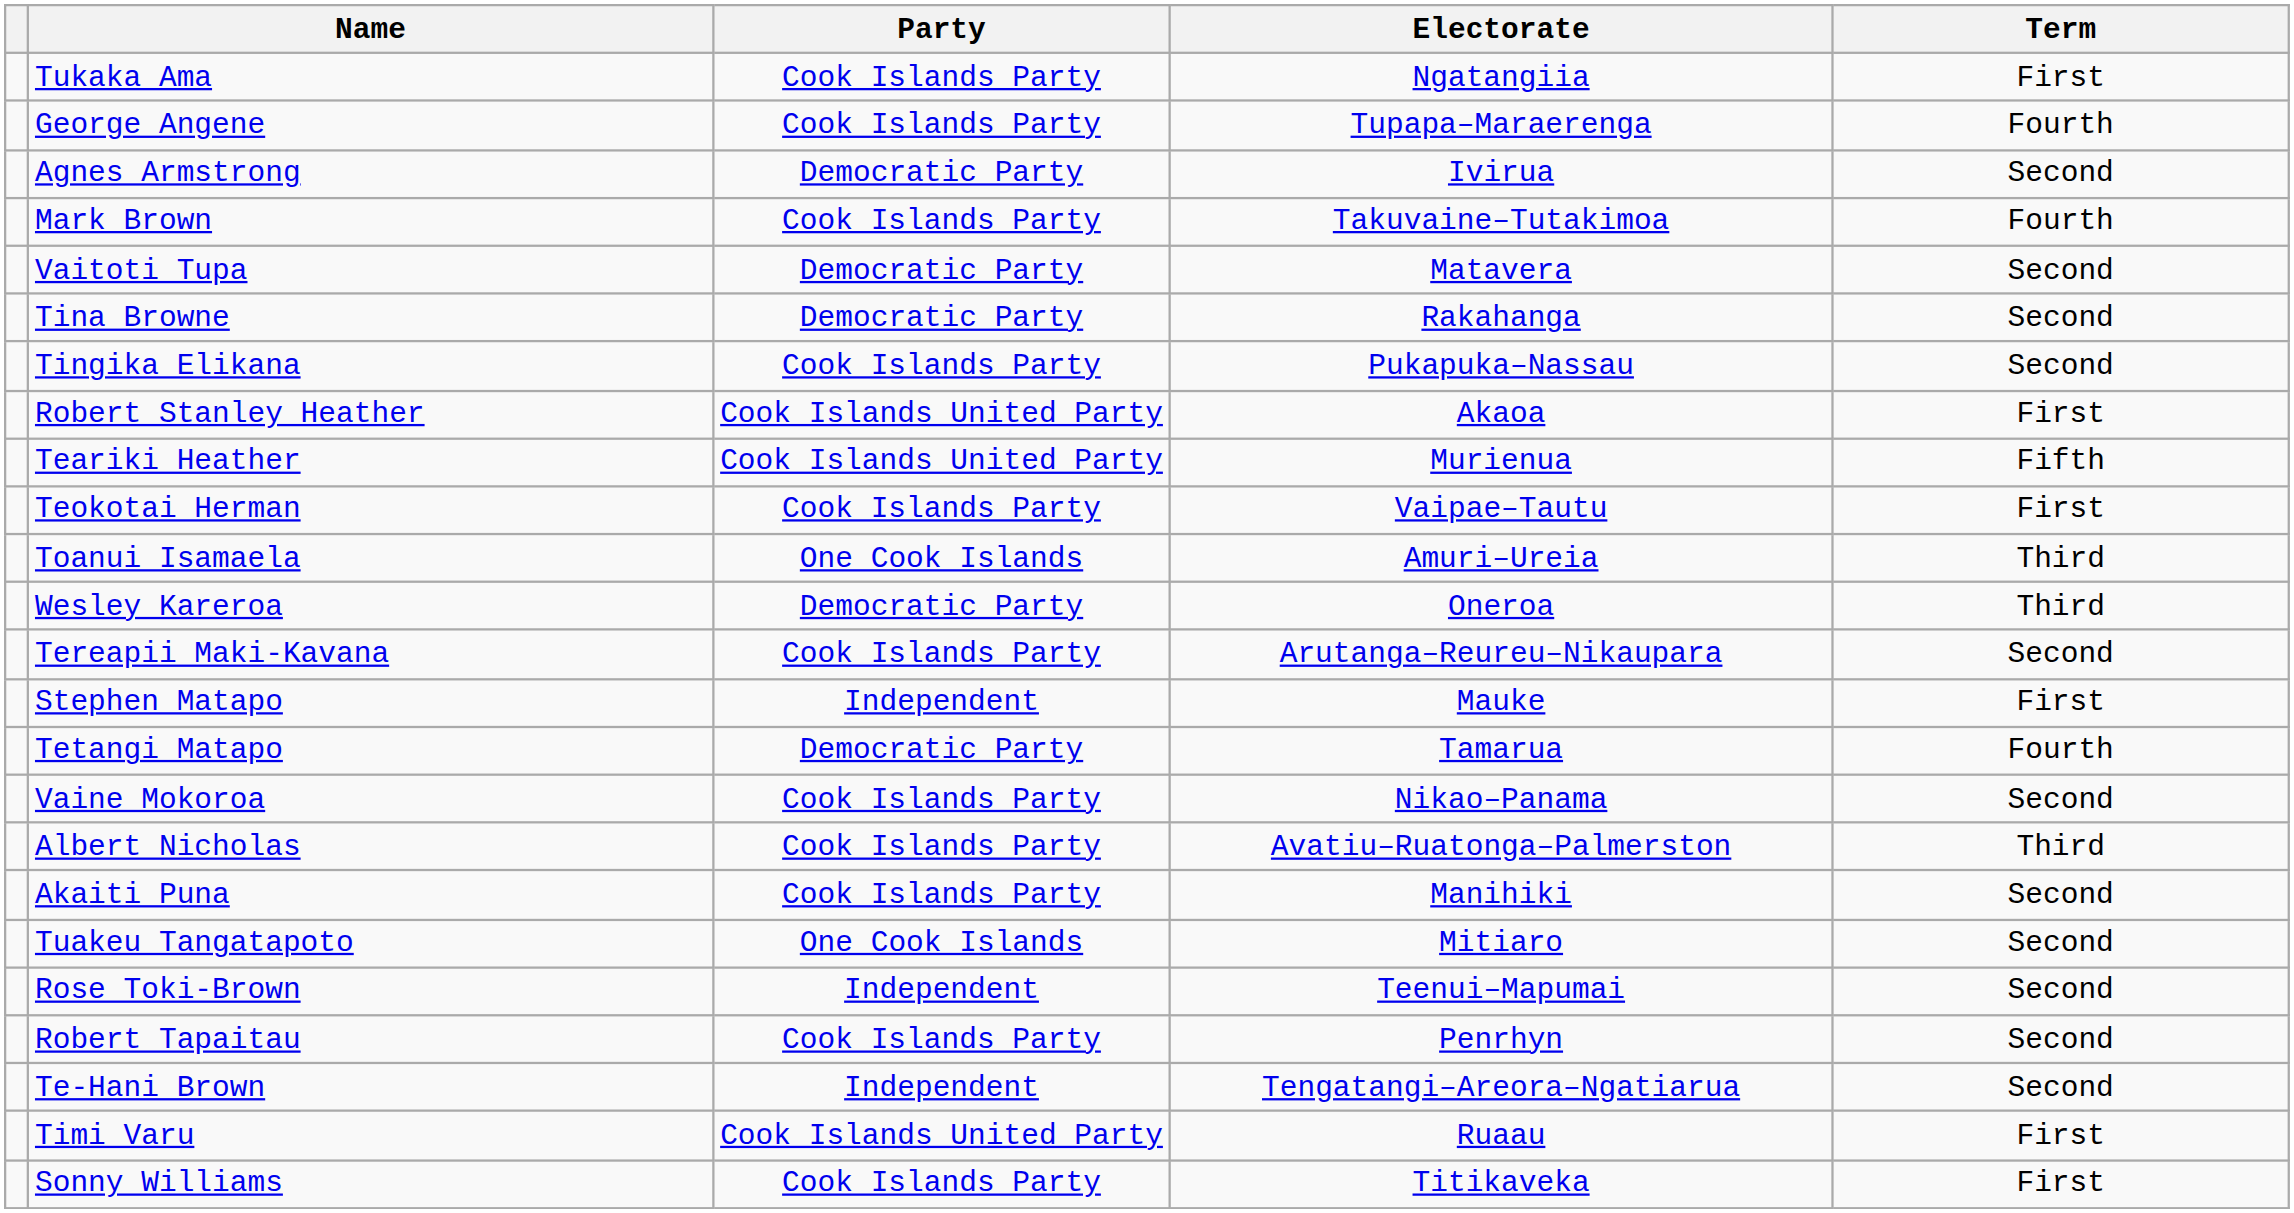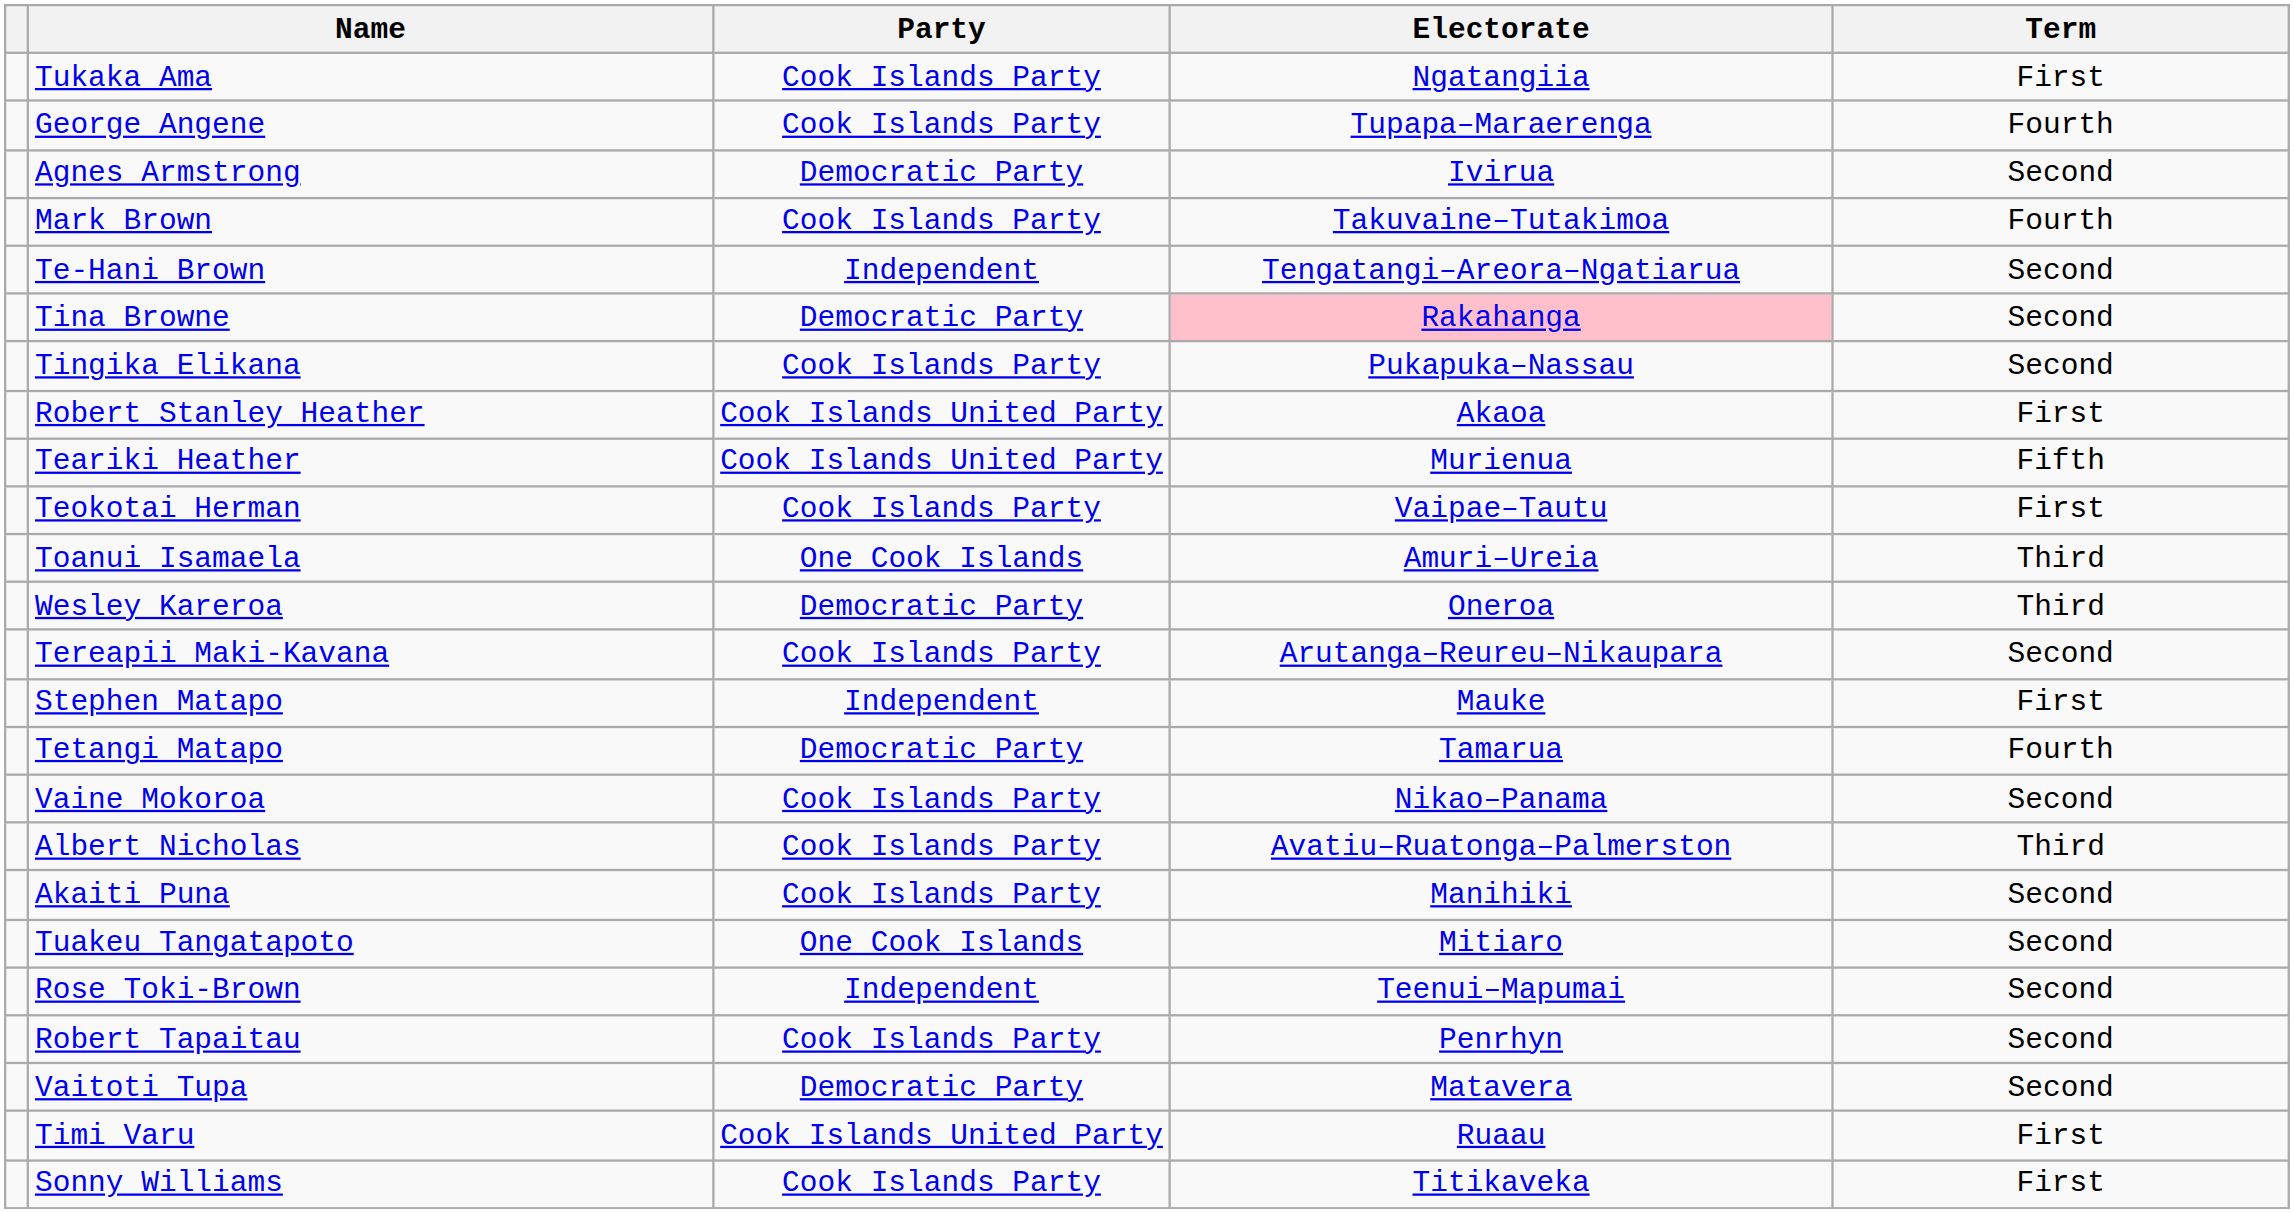rows swapped: (150, 1087) <-> (141, 270)
(1501, 318) no background -> (1501, 318) pink background
